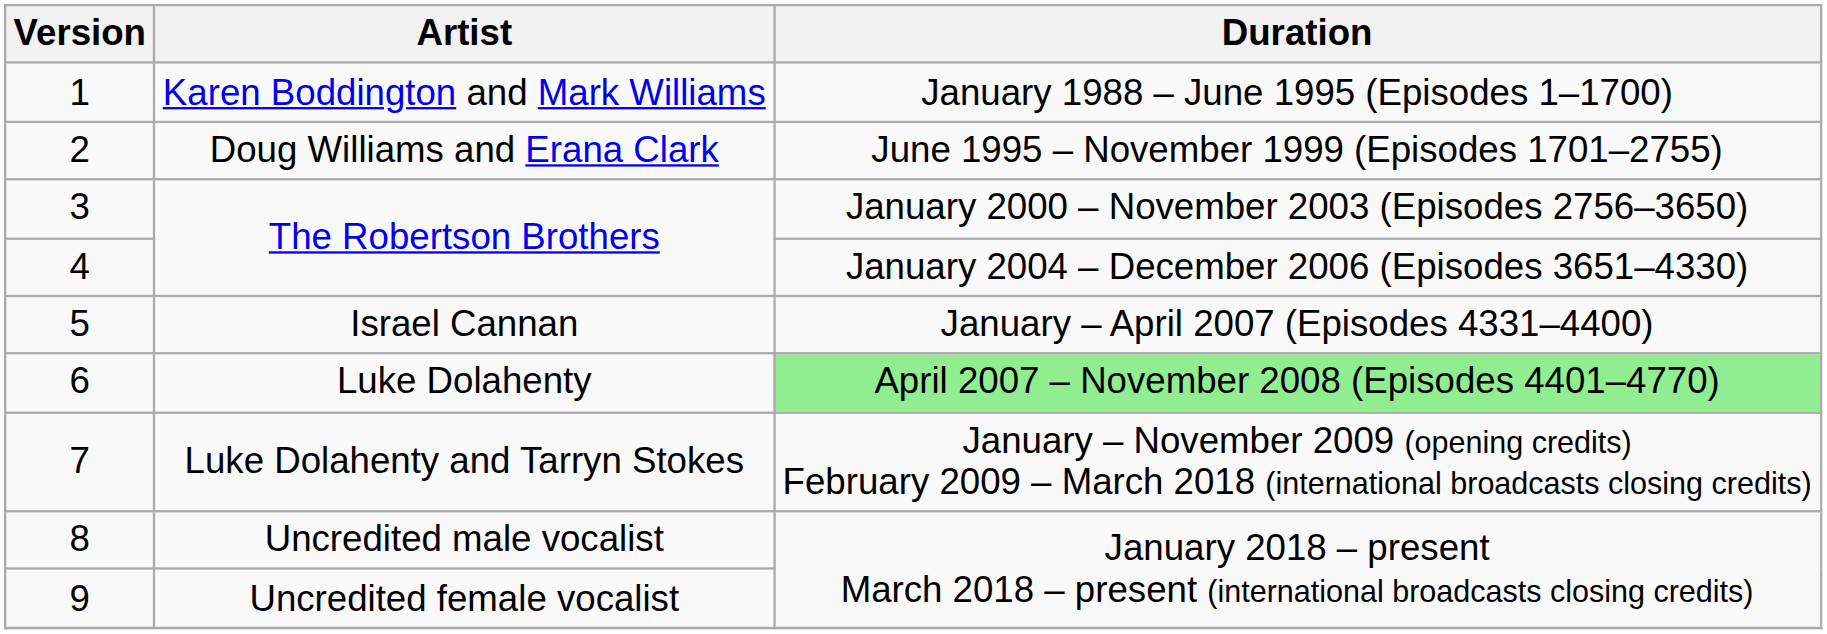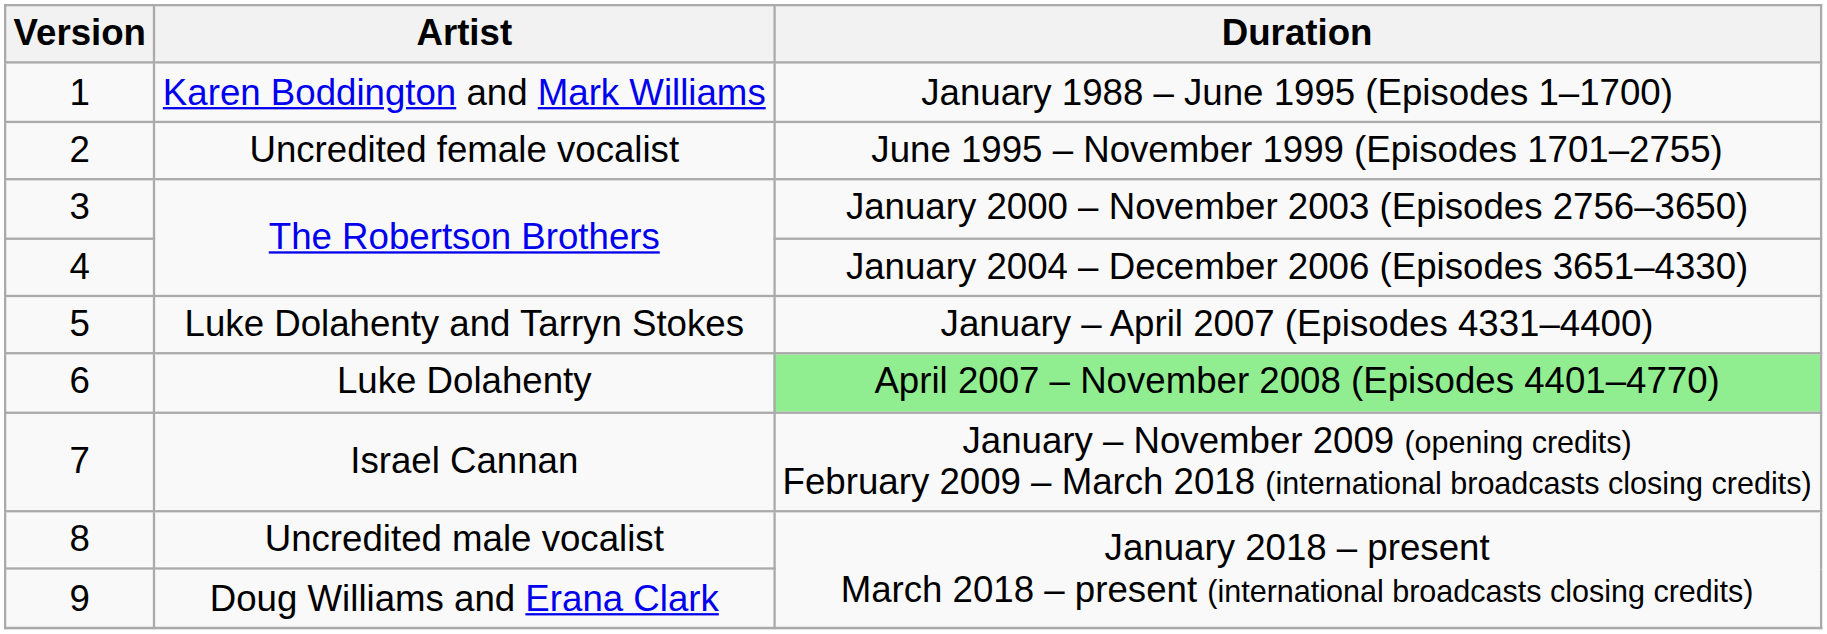(464, 149) Doug Williams and Erana Clark -> (464, 149) Uncredited female vocalist
(464, 324) Israel Cannan -> (464, 324) Luke Dolahenty and Tarryn Stokes
(464, 460) Luke Dolahenty and Tarryn Stokes -> (464, 460) Israel Cannan
(464, 597) Uncredited female vocalist -> (464, 597) Doug Williams and Erana Clark
